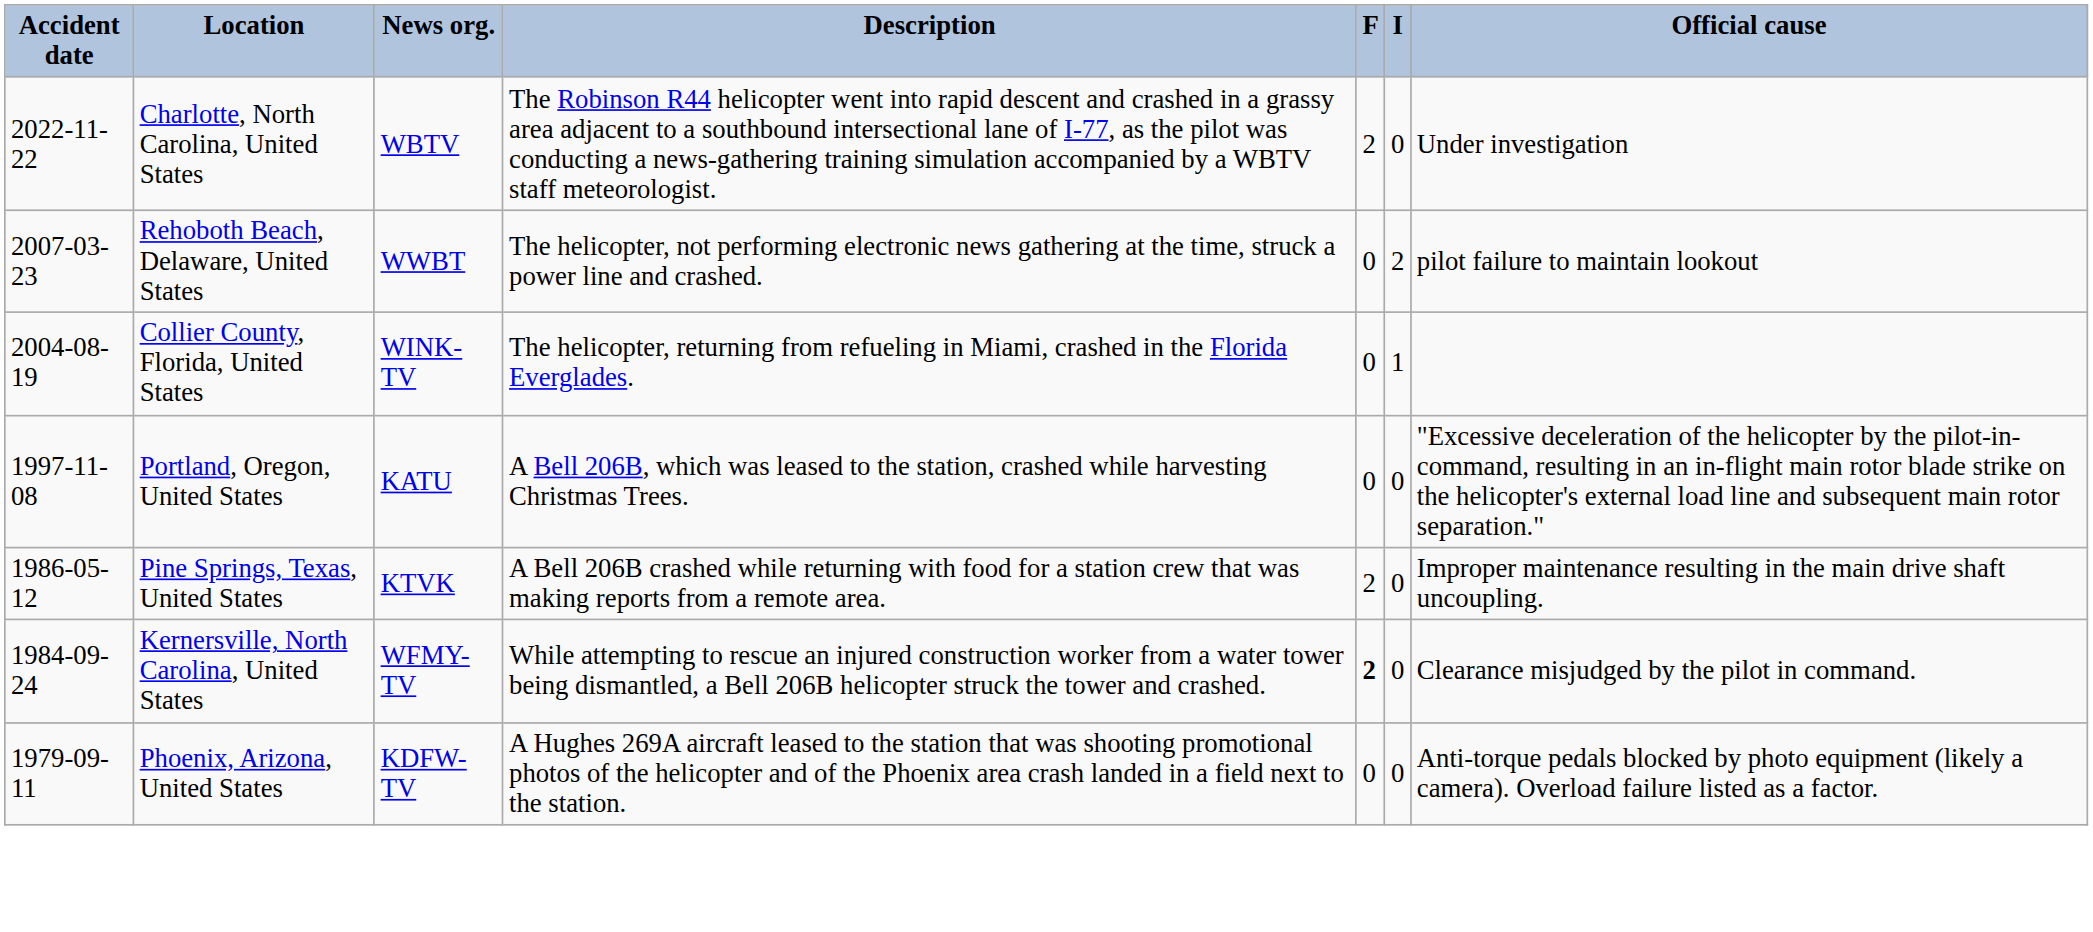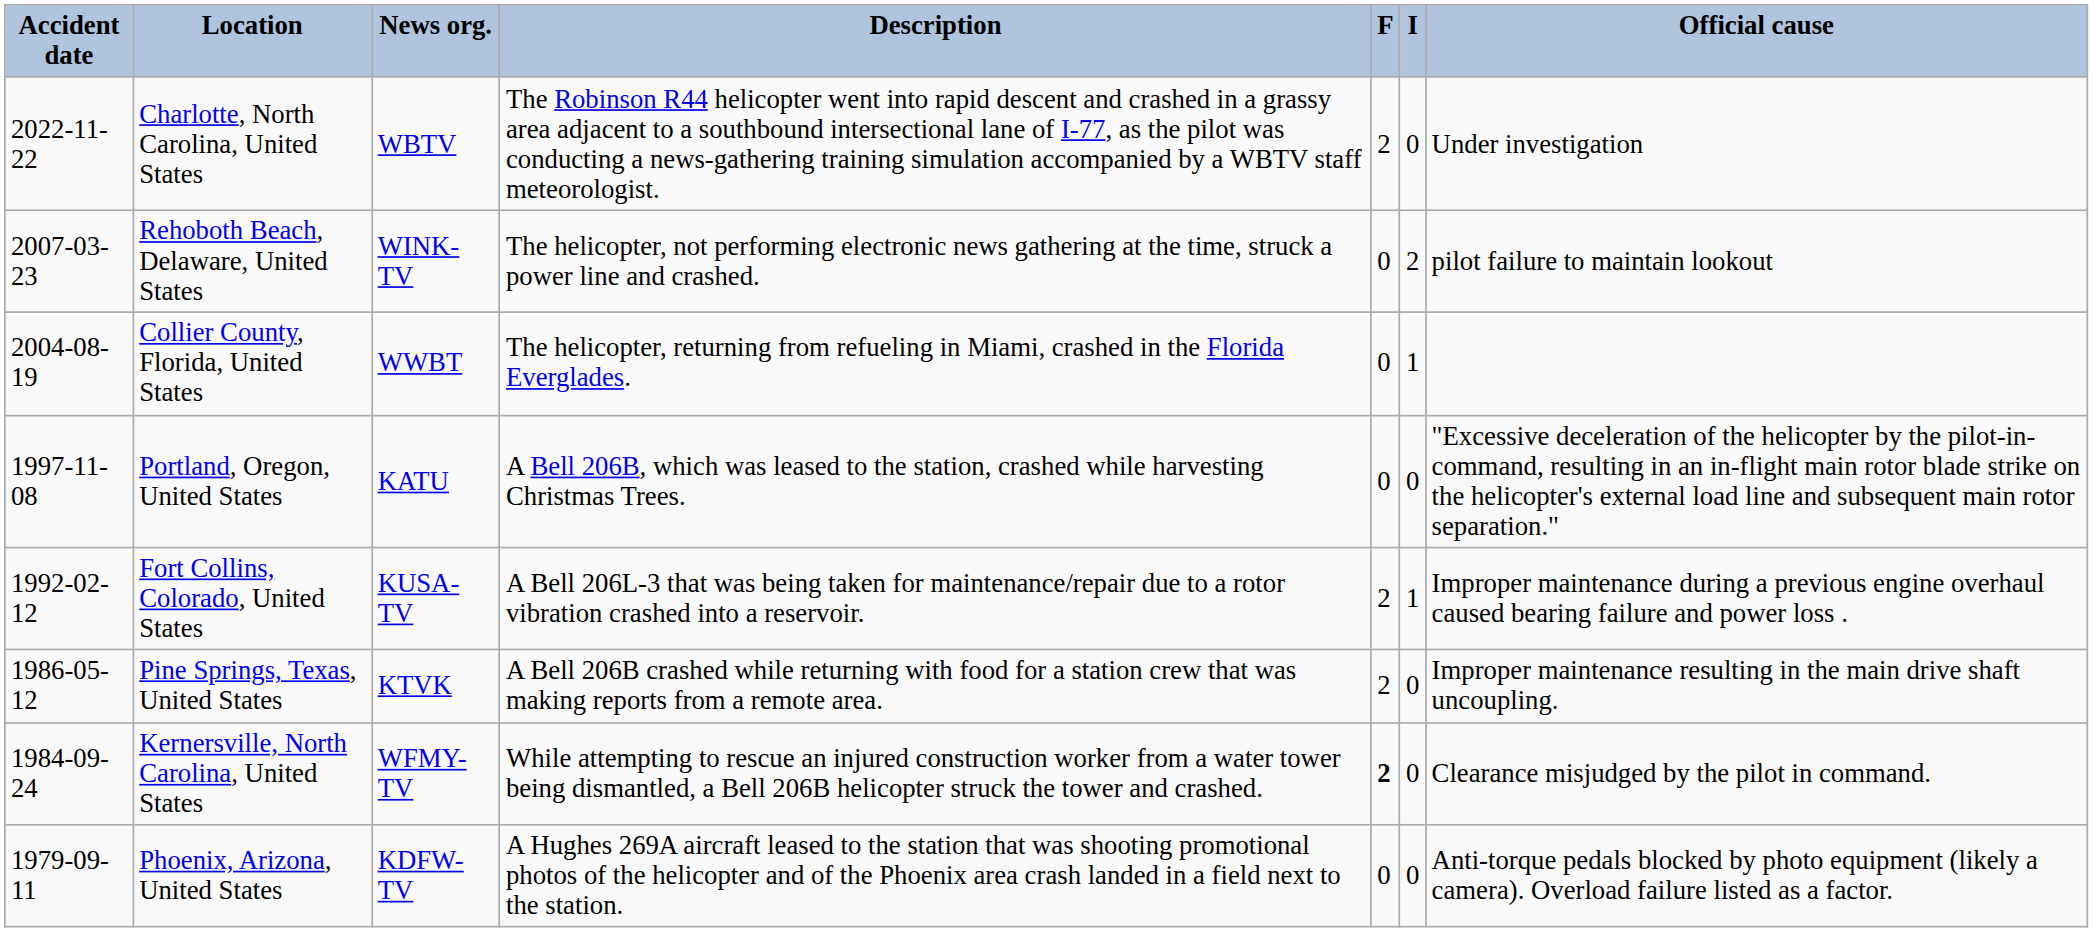(423, 260) WWBT -> (418, 260) WINK-TV
(421, 363) WINK-TV -> (420, 363) WWBT
+ row: (232, 598)
